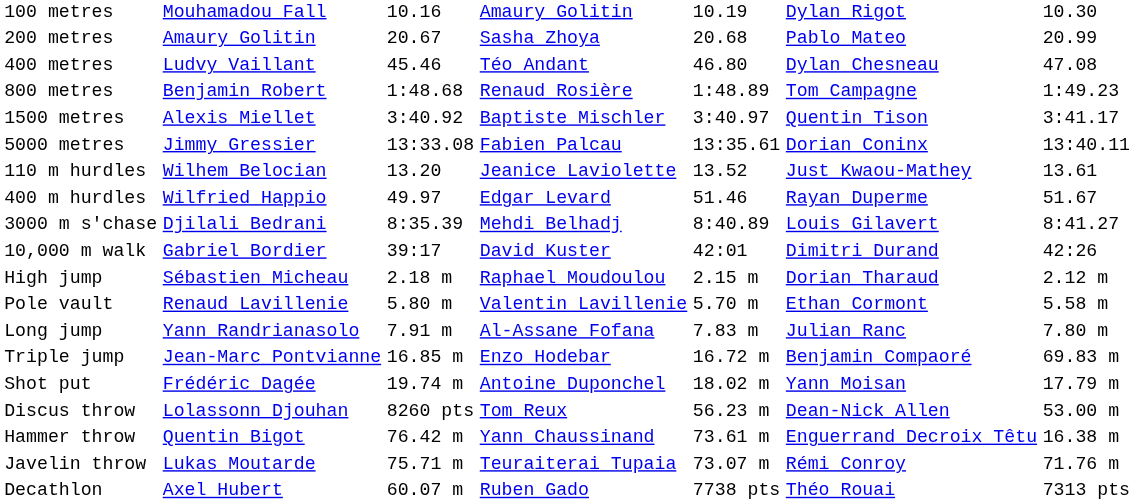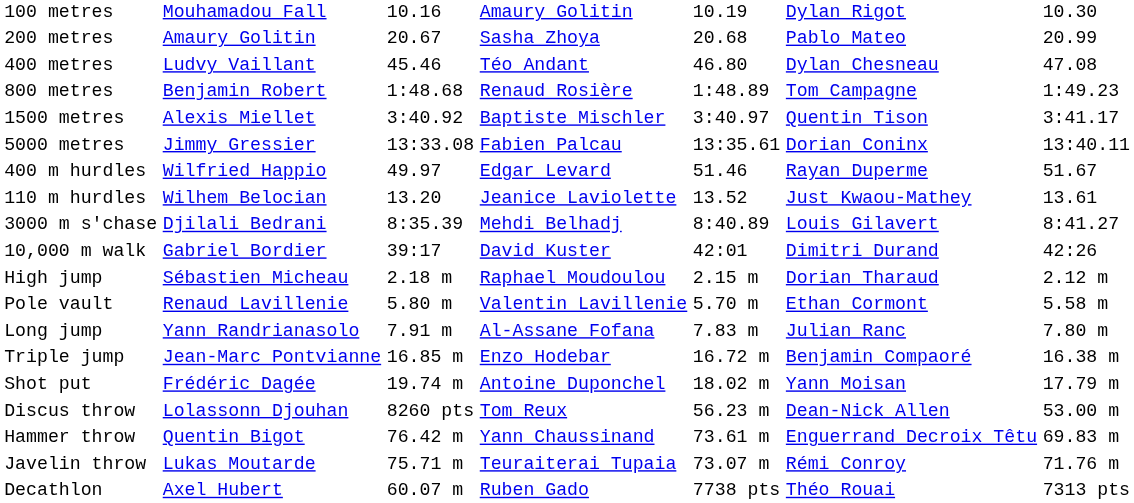rows swapped: (75, 171) <-> (75, 198)
(1081, 358) 69.83 m -> (1081, 358) 16.38 m
(1081, 437) 16.38 m -> (1081, 437) 69.83 m
